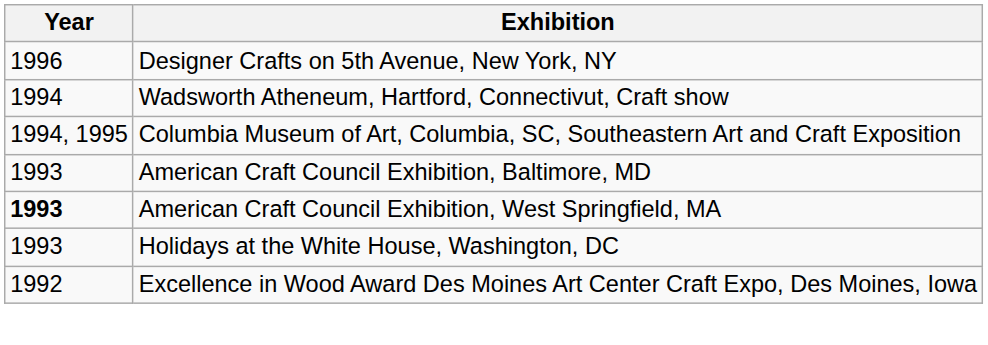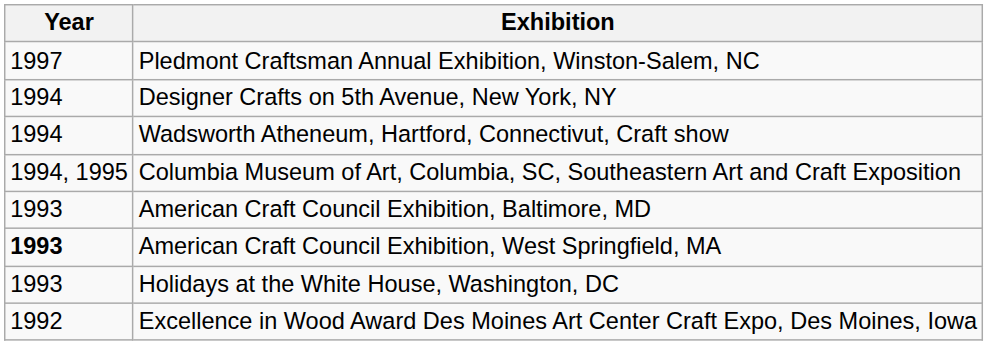+ row: (449, 60)
(36, 60) 1996 -> (36, 97) 1994
